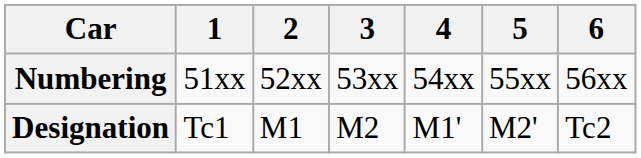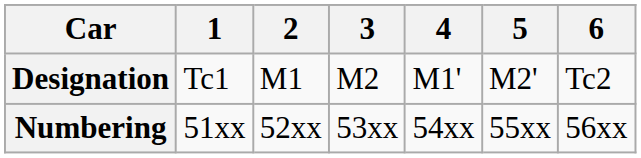rows swapped: (91, 127) <-> (91, 78)
